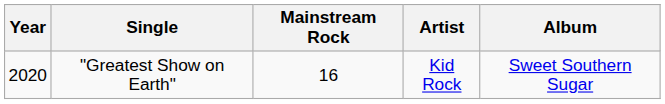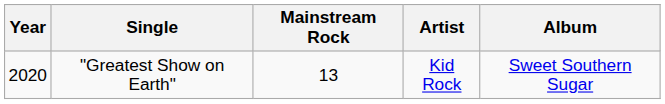(328, 74) 16 -> (328, 74) 13
